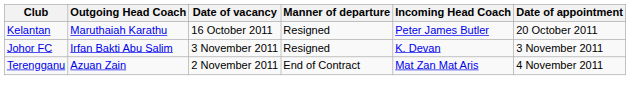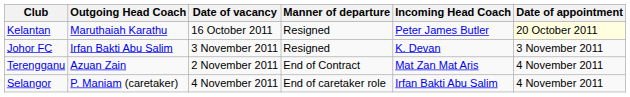(557, 30) no background -> (557, 30) lightyellow background
+ row: (29, 83)
